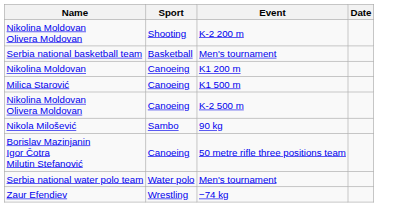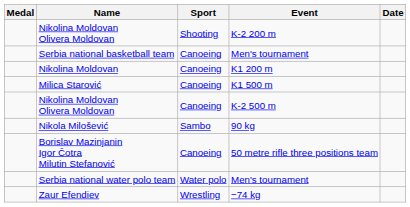+ column: (20, 12)
(170, 54) Basketball -> (201, 54) Canoeing
